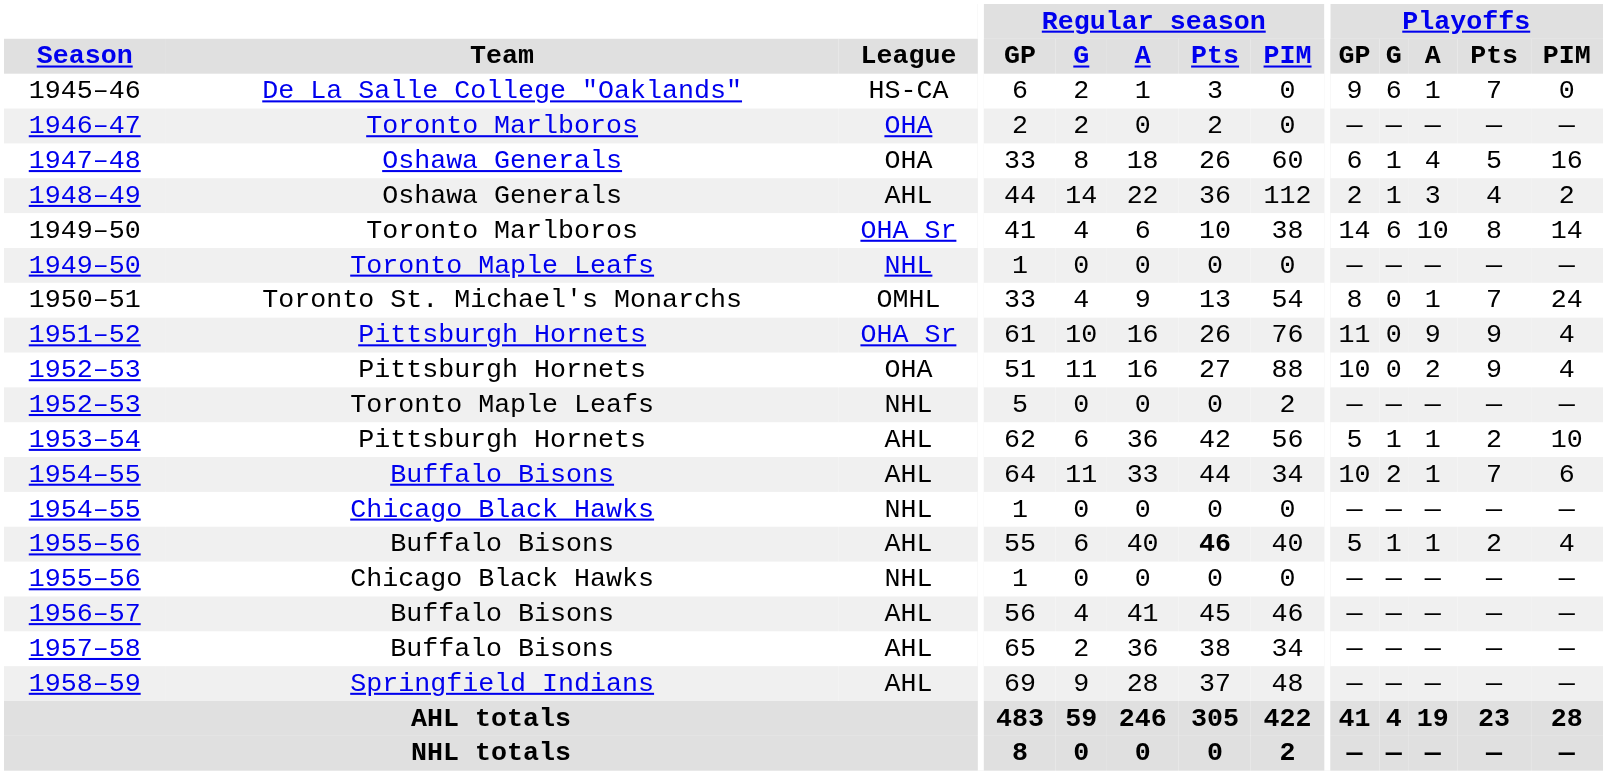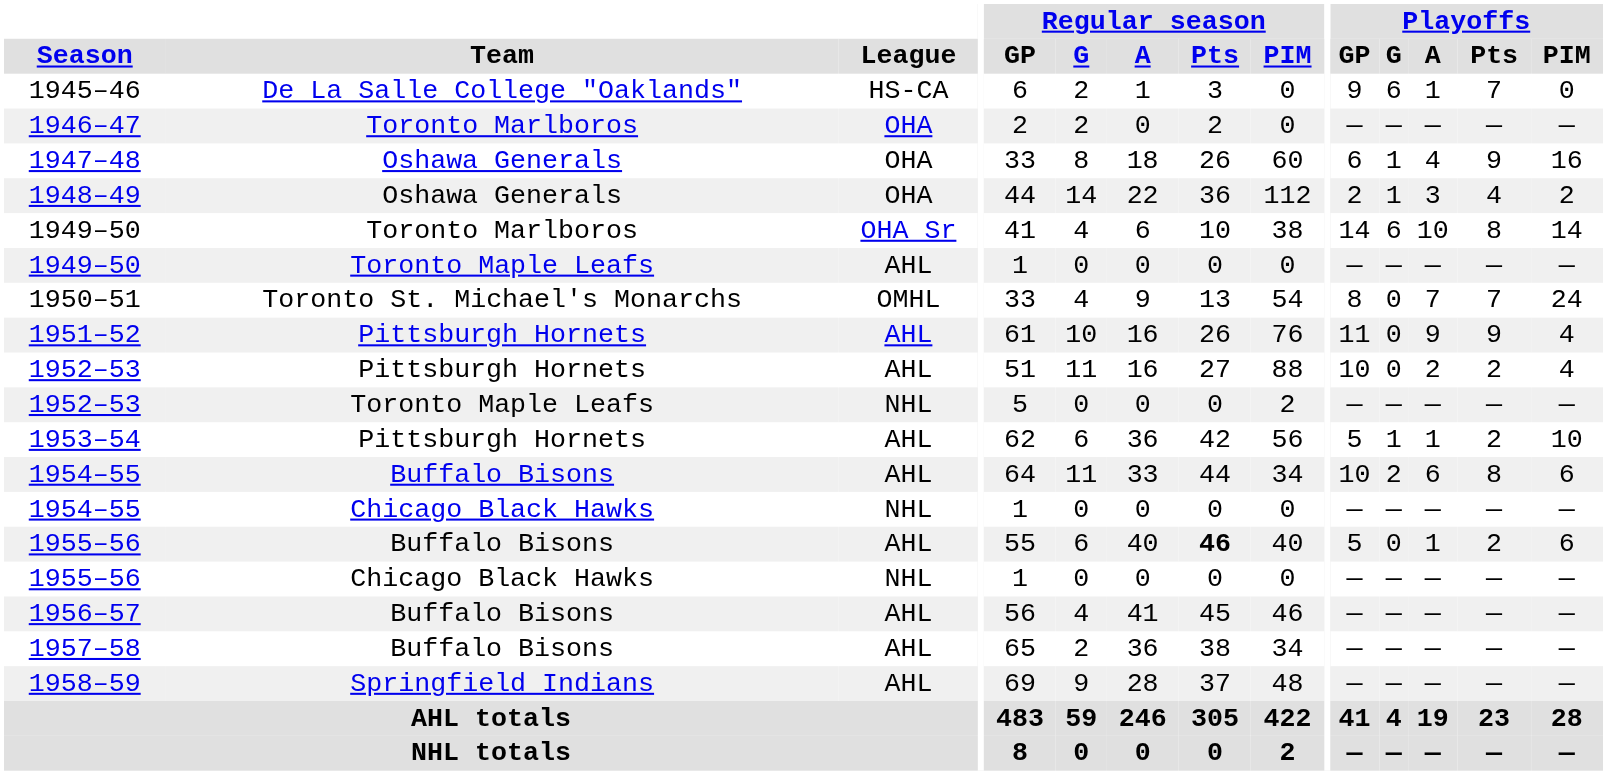(1494, 161) 5 -> (1494, 161) 9
(908, 196) AHL -> (908, 196) OHA
(908, 265) NHL -> (908, 265) AHL
(1433, 300) 1 -> (1433, 300) 7
(908, 335) OHA Sr -> (908, 335) AHL
(908, 370) OHA -> (908, 370) AHL
(1494, 370) 9 -> (1494, 370) 2
(1433, 474) 1 -> (1433, 474) 6
(1494, 474) 7 -> (1494, 474) 8
(1394, 544) 1 -> (1394, 544) 0
(1567, 544) 4 -> (1567, 544) 6
